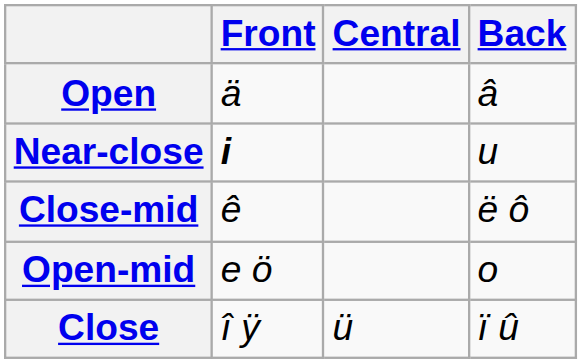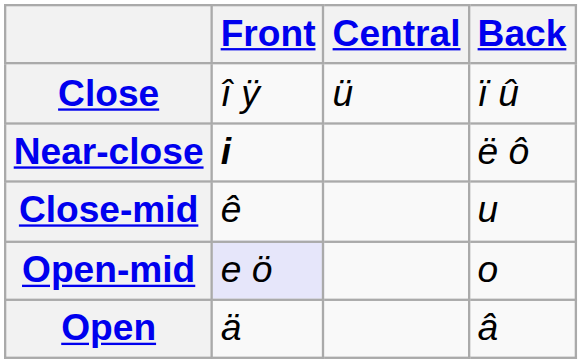rows swapped: (109, 328) <-> (109, 92)
(488, 151) u -> (503, 151) ë ô
(503, 210) ë ô -> (488, 210) u
(246, 269) no background -> (246, 269) lavender background
